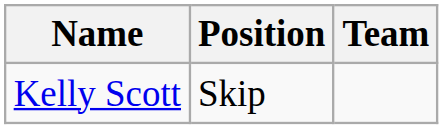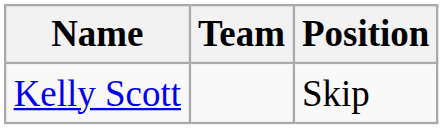columns swapped: (262, 33) <-> (386, 33)
